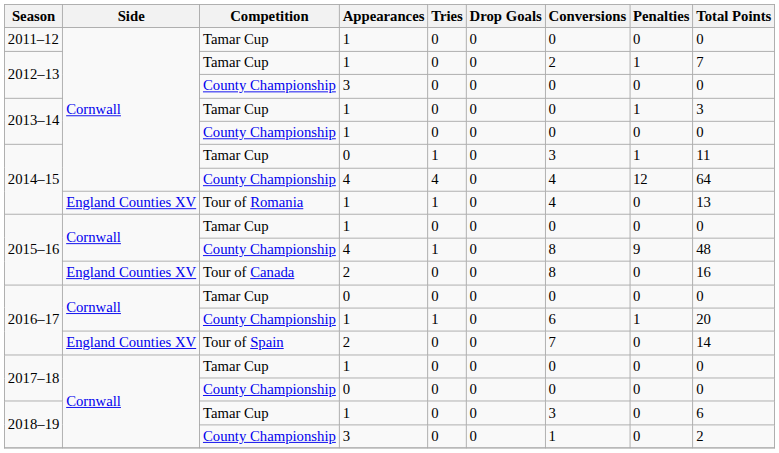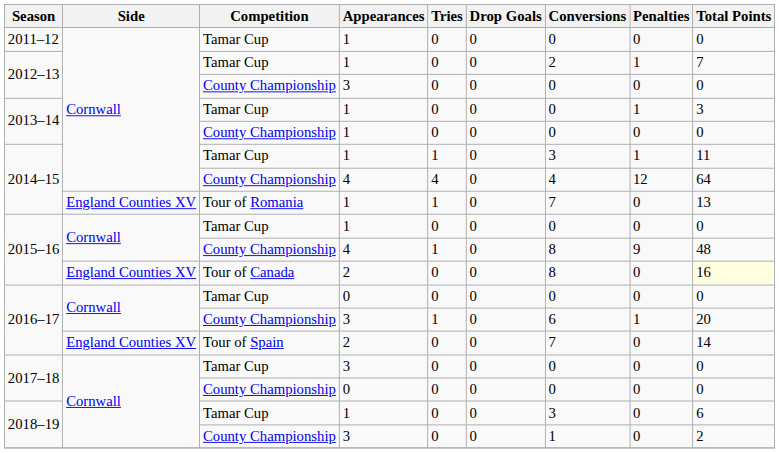(346, 156) 0 -> (346, 156) 1
(552, 202) 4 -> (552, 202) 7
(704, 272) no background -> (704, 272) lightyellow background
(346, 319) 1 -> (346, 319) 3
(346, 366) 1 -> (346, 366) 3
